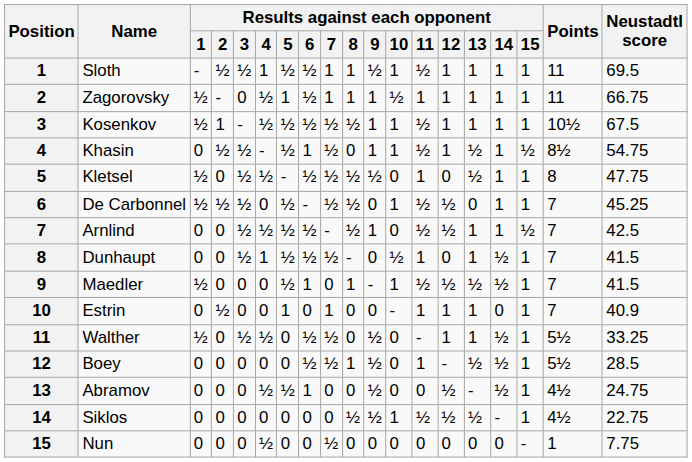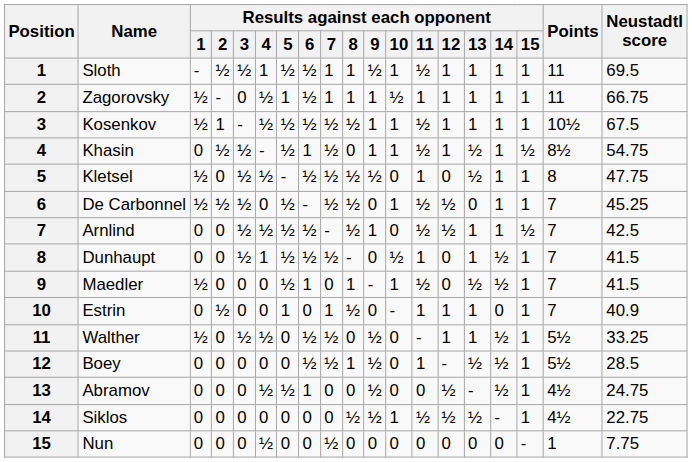(449, 284) ½ -> (446, 284) 0
(351, 310) 0 -> (353, 310) ½
